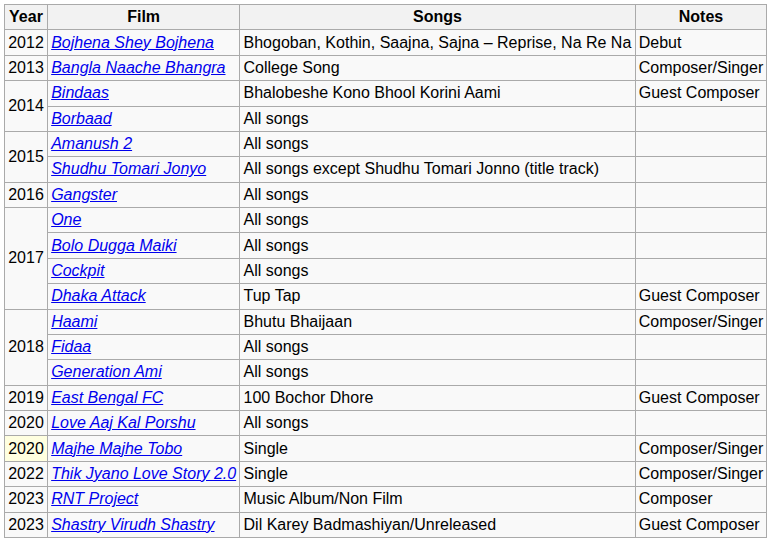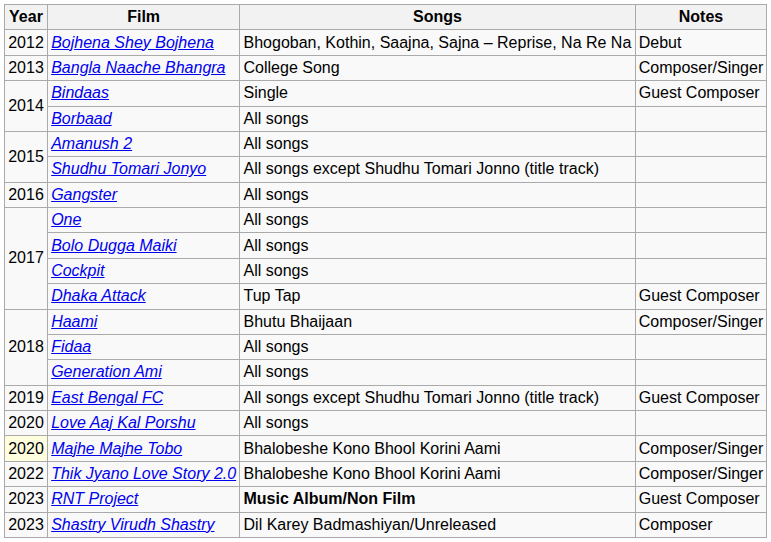(372, 93) Bhalobeshe Kono Bhool Korini Aami -> (266, 93) Single
(308, 397) 100 Bochor Dhore -> (421, 397) All songs except Shudhu Tomari Jonno (title track)
(266, 448) Single -> (372, 448) Bhalobeshe Kono Bhool Korini Aami
(266, 473) Single -> (372, 473) Bhalobeshe Kono Bhool Korini Aami
(323, 499) normal -> (329, 499) bold
(676, 499) Composer -> (699, 499) Guest Composer
(699, 524) Guest Composer -> (676, 524) Composer
